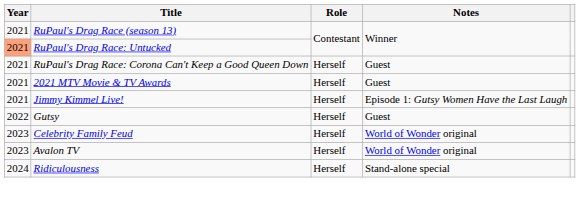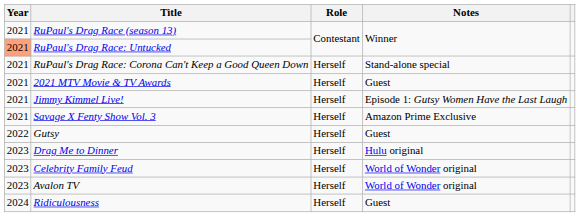(378, 64) Guest -> (407, 64) Stand-alone special
+ row: (95, 116)
+ row: (76, 151)
(407, 168) Stand-alone special -> (378, 202) Guest
